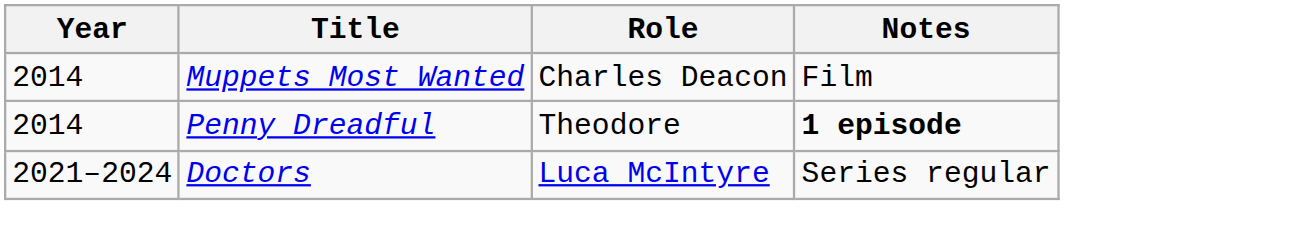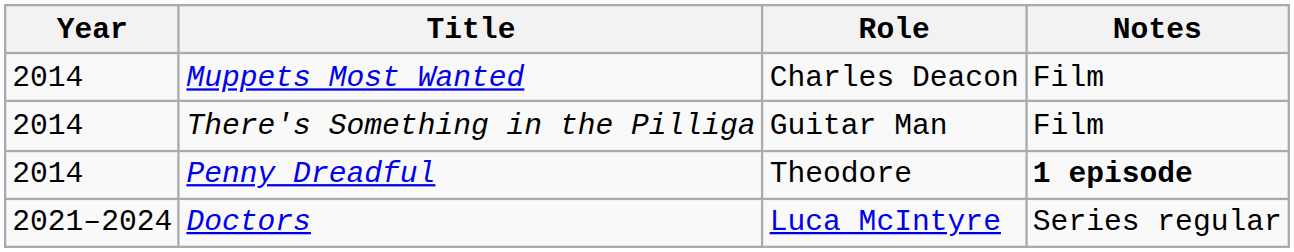+ row: (471, 126)
